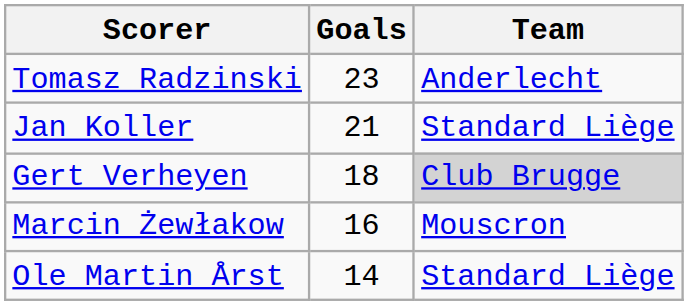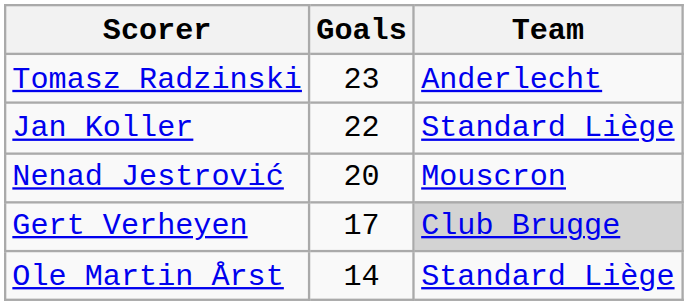(362, 128) 21 -> (362, 128) 22
+ row: (148, 177)
(362, 177) 18 -> (362, 226) 17
- row: (148, 226)
